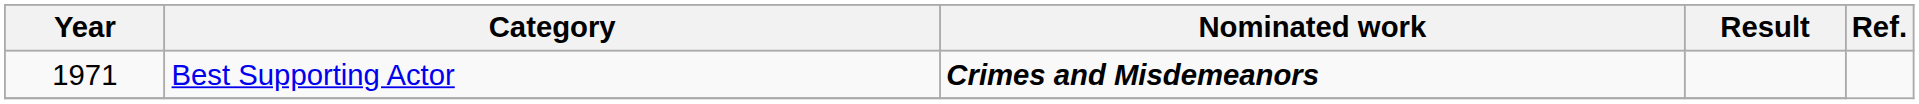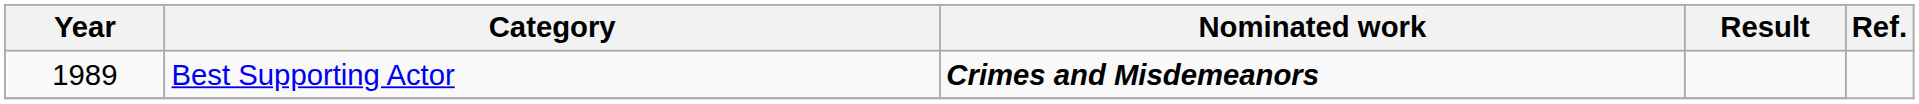(85, 74) 1971 -> (85, 74) 1989
